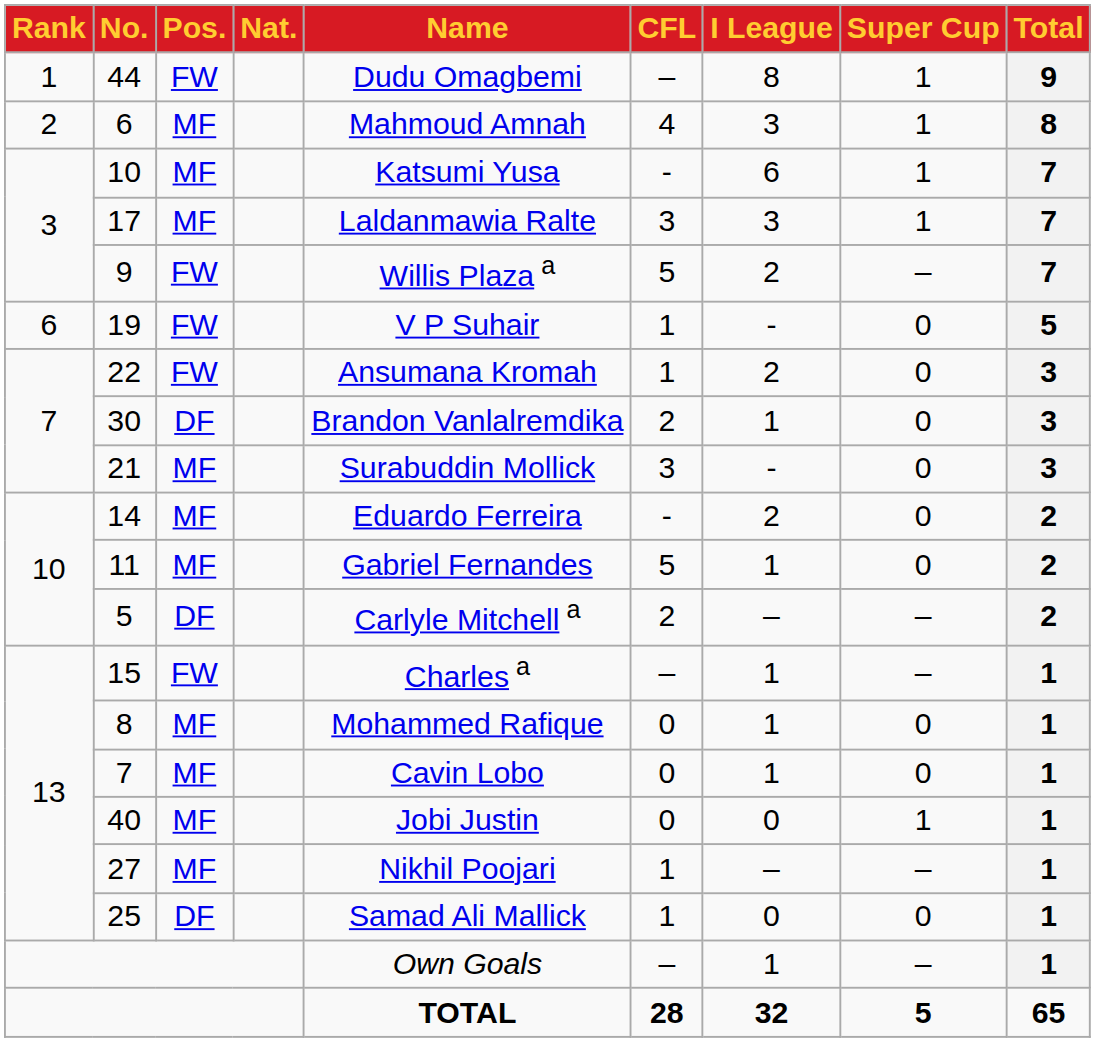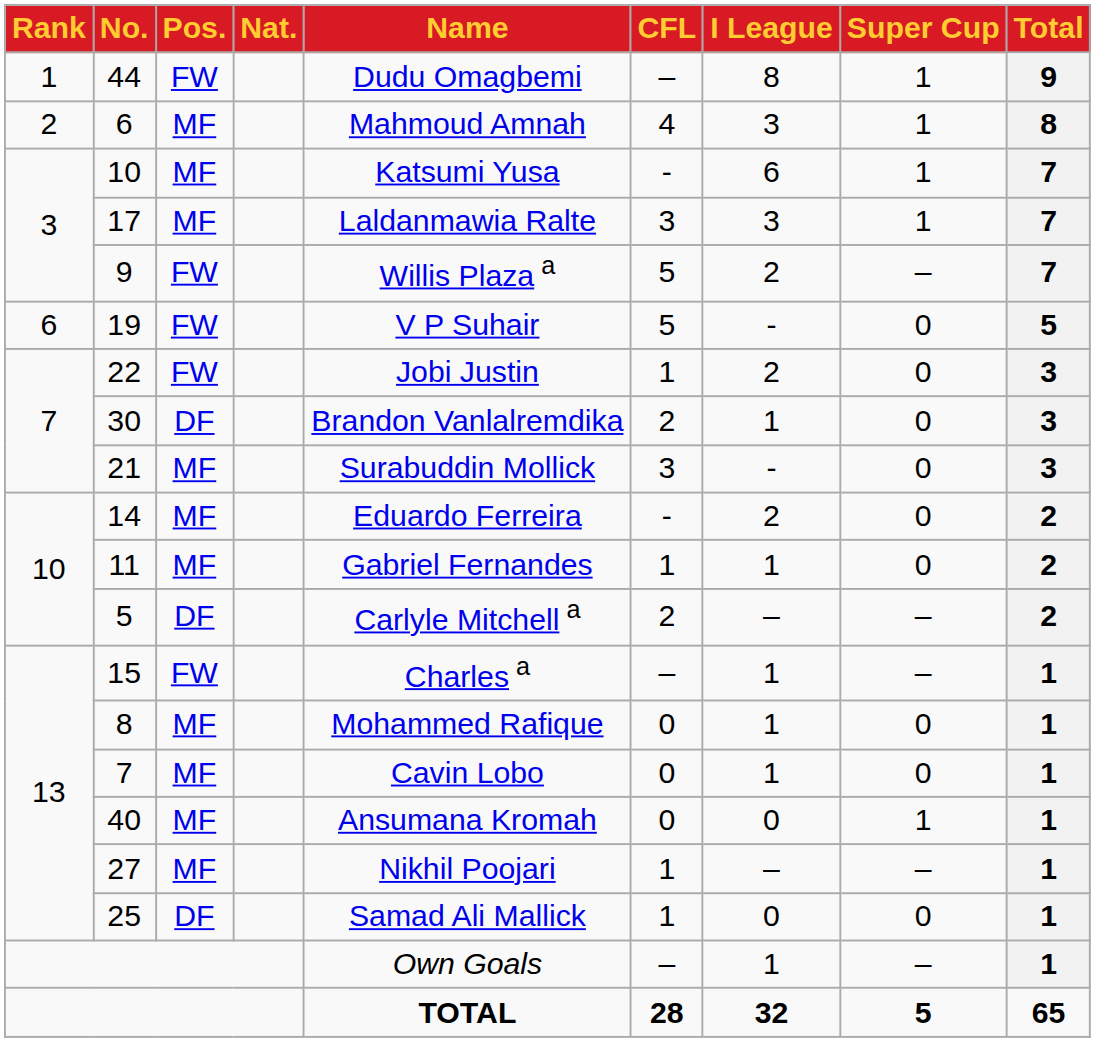(667, 324) 1 -> (667, 324) 5
(467, 372) Ansumana Kromah -> (467, 372) Jobi Justin
(667, 564) 5 -> (667, 564) 1
(467, 820) Jobi Justin -> (467, 820) Ansumana Kromah
